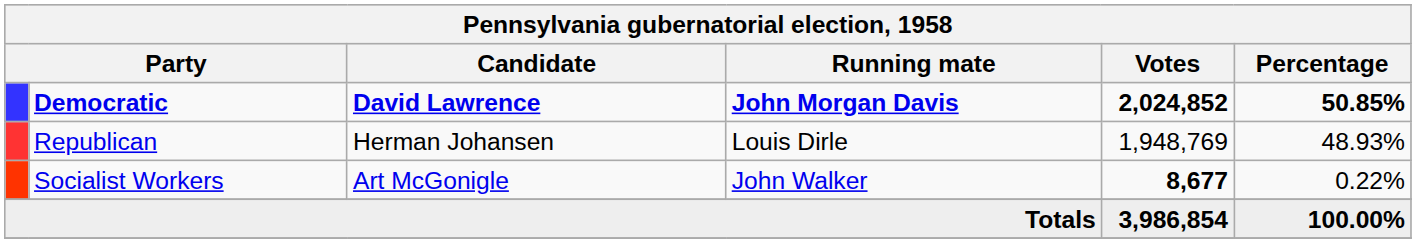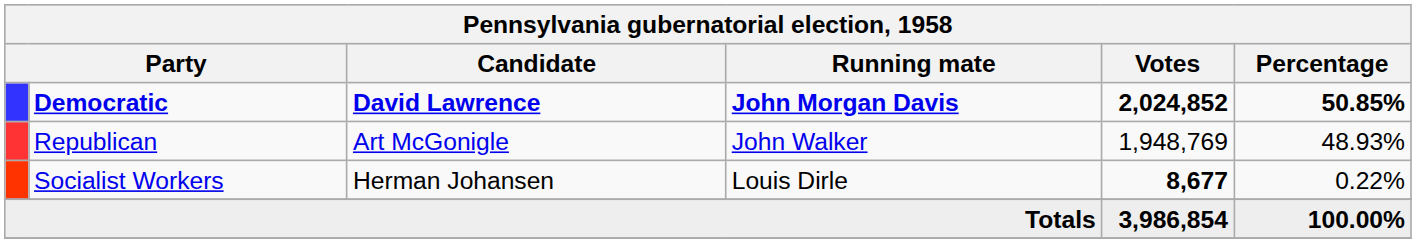(454, 141) Herman Johansen -> (431, 141) Art McGonigle
(790, 141) Louis Dirle -> (800, 141) John Walker
(431, 180) Art McGonigle -> (454, 180) Herman Johansen
(800, 180) John Walker -> (790, 180) Louis Dirle
